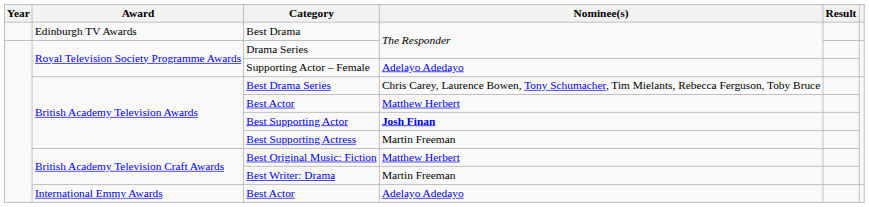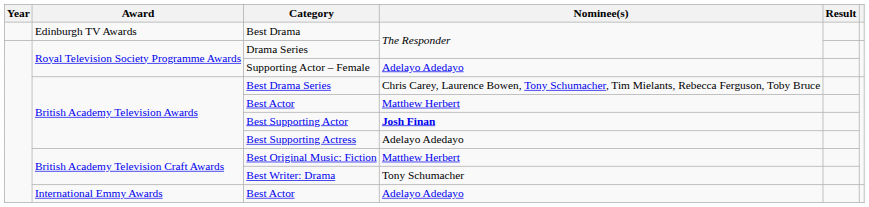(419, 139) Martin Freeman -> (423, 139) Adelayo Adedayo
(419, 175) Martin Freeman -> (423, 175) Tony Schumacher
